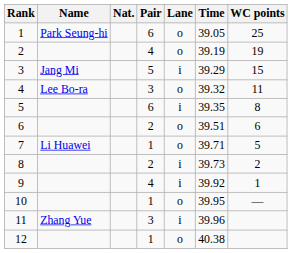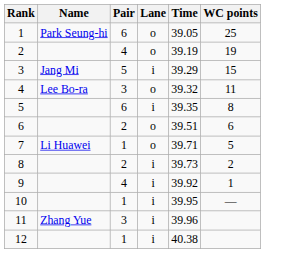- column: (124, 13)
(180, 201) o -> (153, 201) i
(180, 239) o -> (153, 239) i
